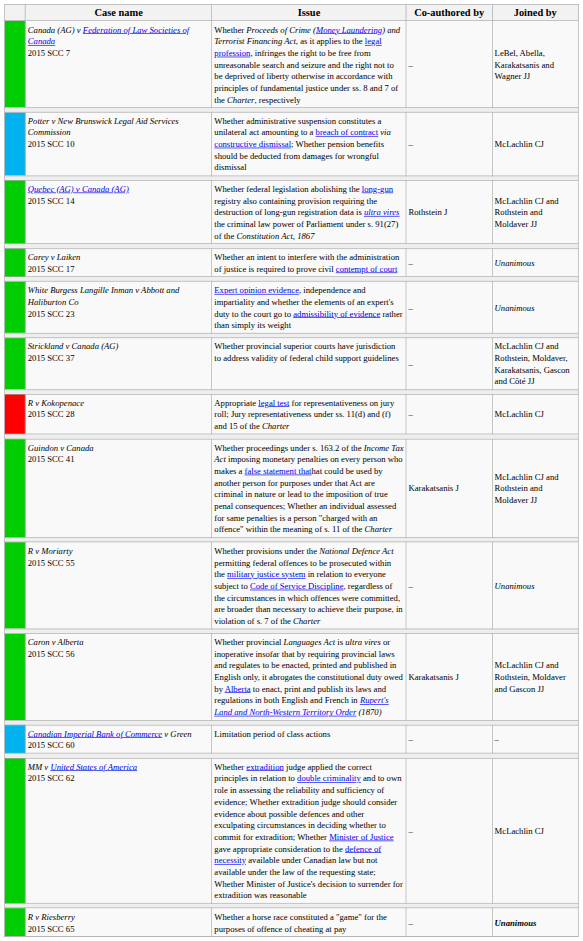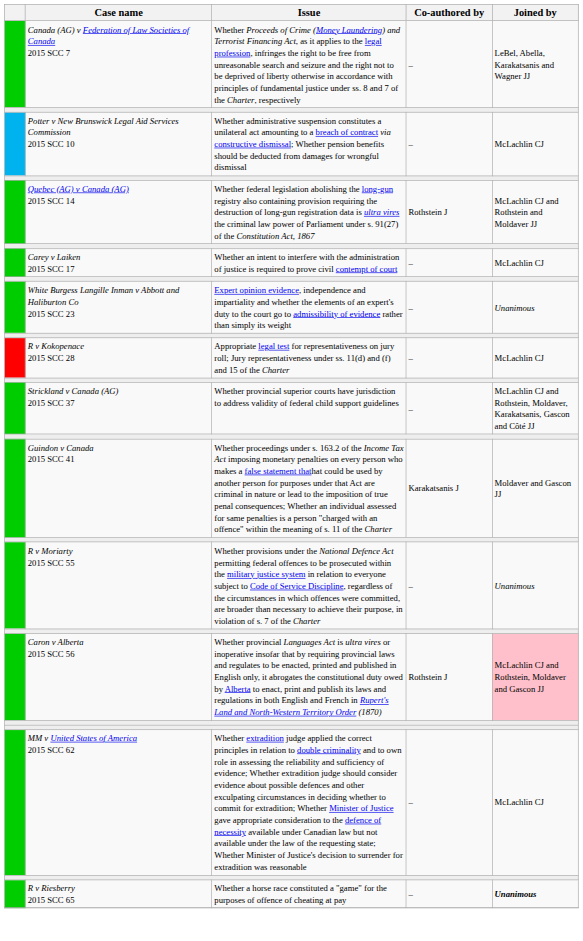(515, 263) Unanimous -> (519, 263) McLachlin CJ
rows swapped: (56, 409) <-> (73, 352)
(527, 488) McLachlin CJ and Rothstein and Moldaver JJ -> (533, 488) Moldaver and Gascon JJ
(434, 677) Karakatsanis J -> (428, 677) Rothstein J
(530, 677) no background -> (530, 677) pink background
- row: (110, 740)
